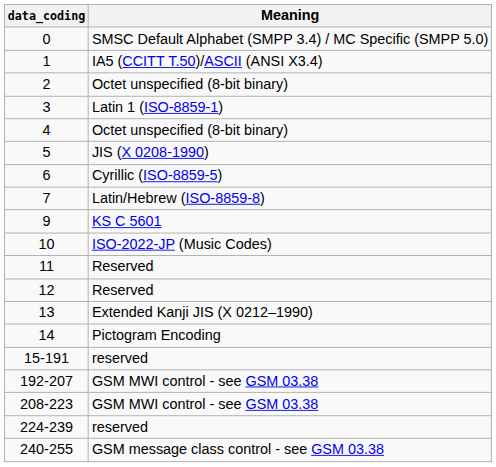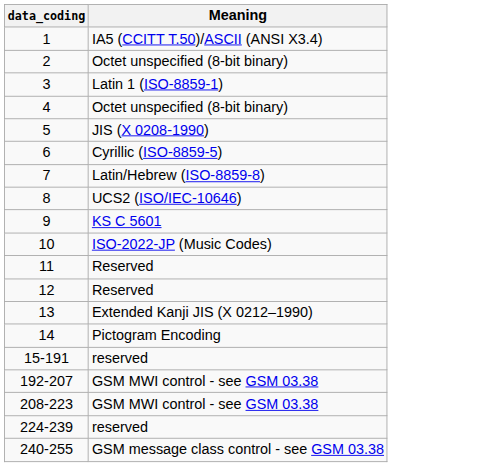- row: (47, 38)
+ row: (47, 198)
